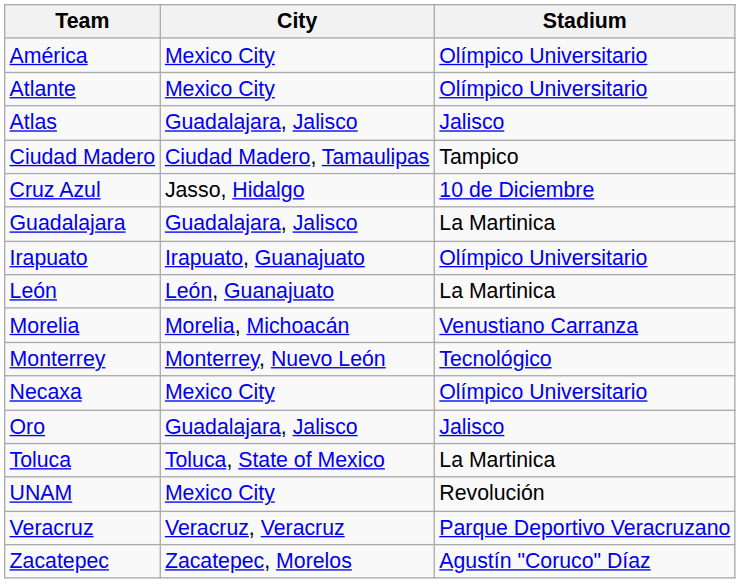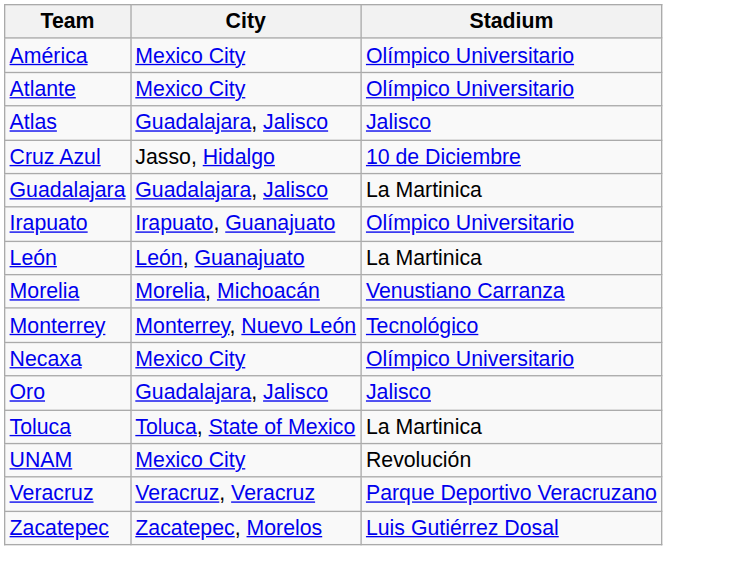- row: (82, 156)
(545, 561) Agustín "Coruco" Díaz -> (462, 527) Luis Gutiérrez Dosal
